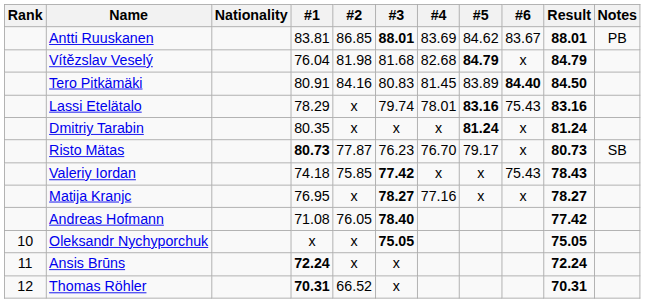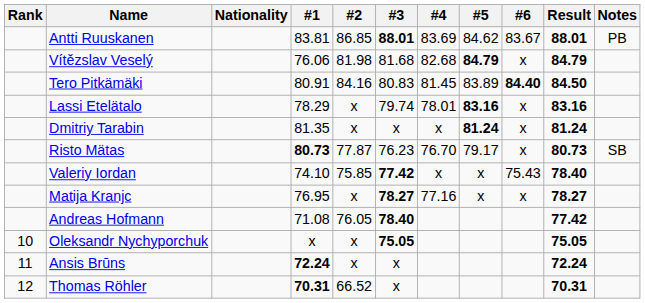(312, 60) 76.04 -> (312, 60) 76.06
(523, 106) 75.43 -> (523, 106) x
(312, 128) 80.35 -> (312, 128) 81.35
(312, 173) 74.18 -> (312, 173) 74.10
(569, 173) 78.43 -> (569, 173) 78.40
